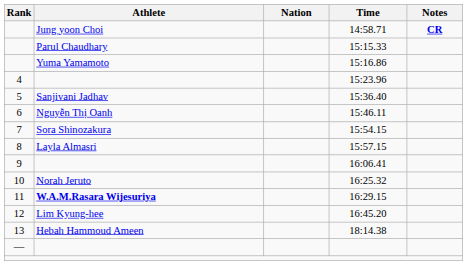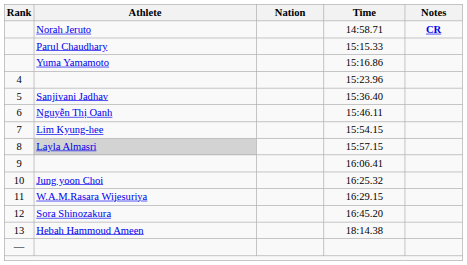(70, 29) Jung yoon Choi -> (64, 29) Norah Jeruto
(74, 130) Sora Shinozakura -> (70, 130) Lim Kyung-hee
(66, 146) no background -> (66, 146) lightgrey background
(64, 180) Norah Jeruto -> (70, 180) Jung yoon Choi
(96, 197) bold -> (92, 197) normal
(70, 213) Lim Kyung-hee -> (74, 213) Sora Shinozakura
